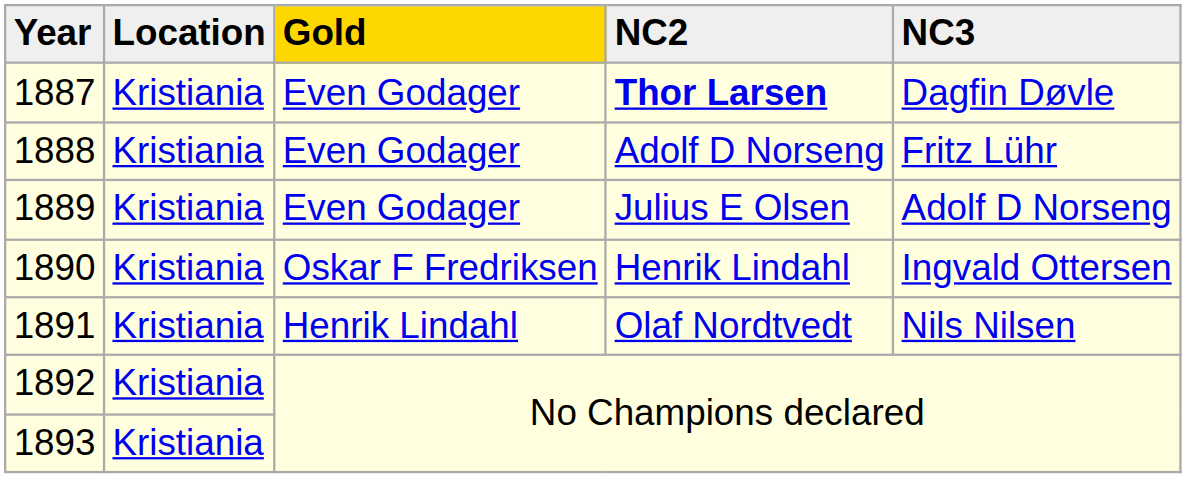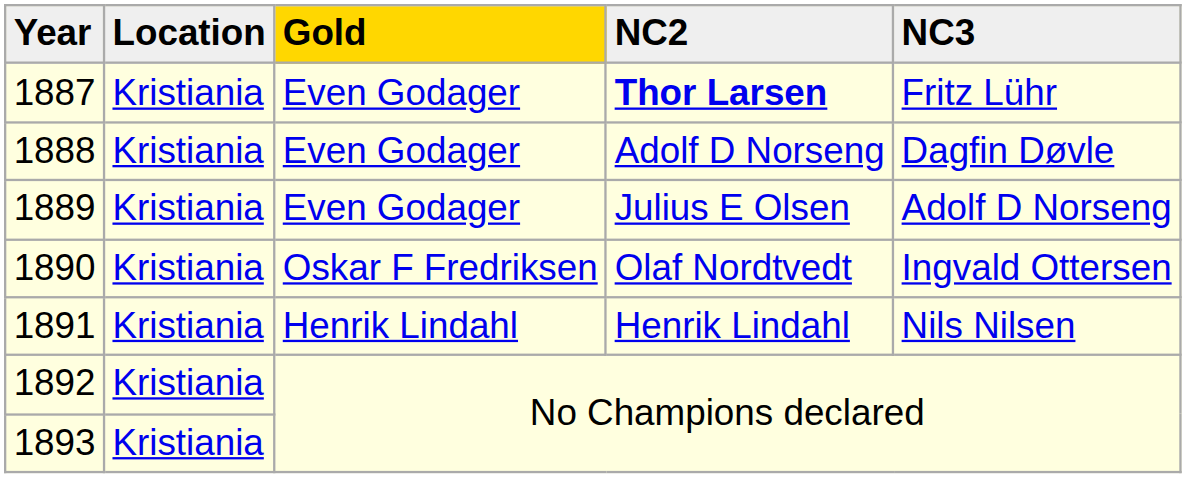(1008, 92) Dagfin Døvle -> (979, 92) Fritz Lühr
(979, 150) Fritz Lühr -> (1008, 150) Dagfin Døvle
(732, 267) Henrik Lindahl -> (733, 267) Olaf Nordtvedt
(733, 325) Olaf Nordtvedt -> (732, 325) Henrik Lindahl
